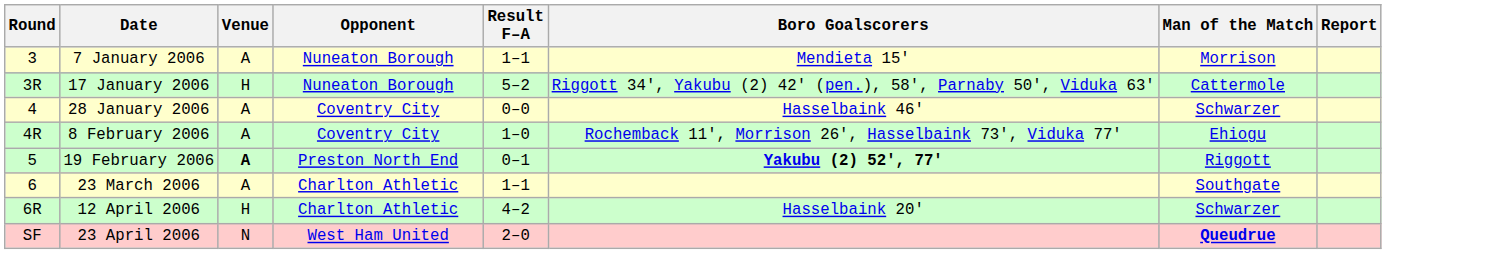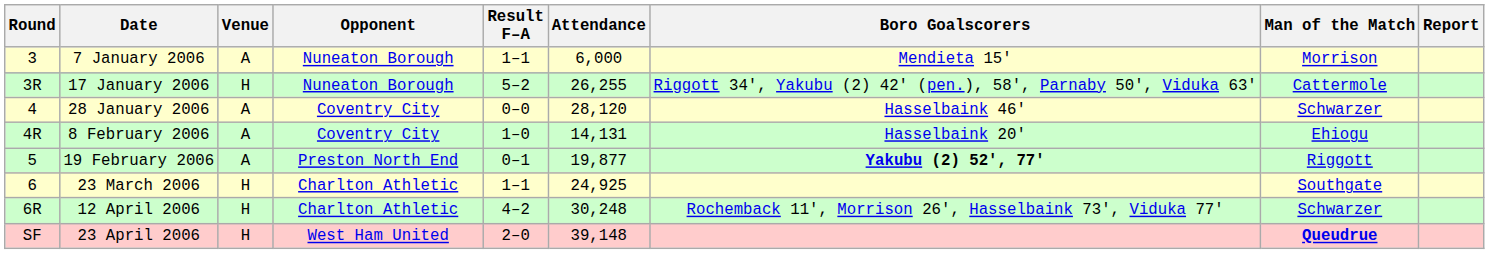+ column: (599, 26)
(853, 135) Rochemback 11', Morrison 26', Hasselbaink 73', Viduka 77' -> (955, 135) Hasselbaink 20'
(245, 160) bold -> (245, 160) normal
(245, 185) A -> (245, 185) H
(853, 210) Hasselbaink 20' -> (955, 210) Rochemback 11', Morrison 26', Hasselbaink 73', Viduka 77'
(245, 235) N -> (245, 235) H
